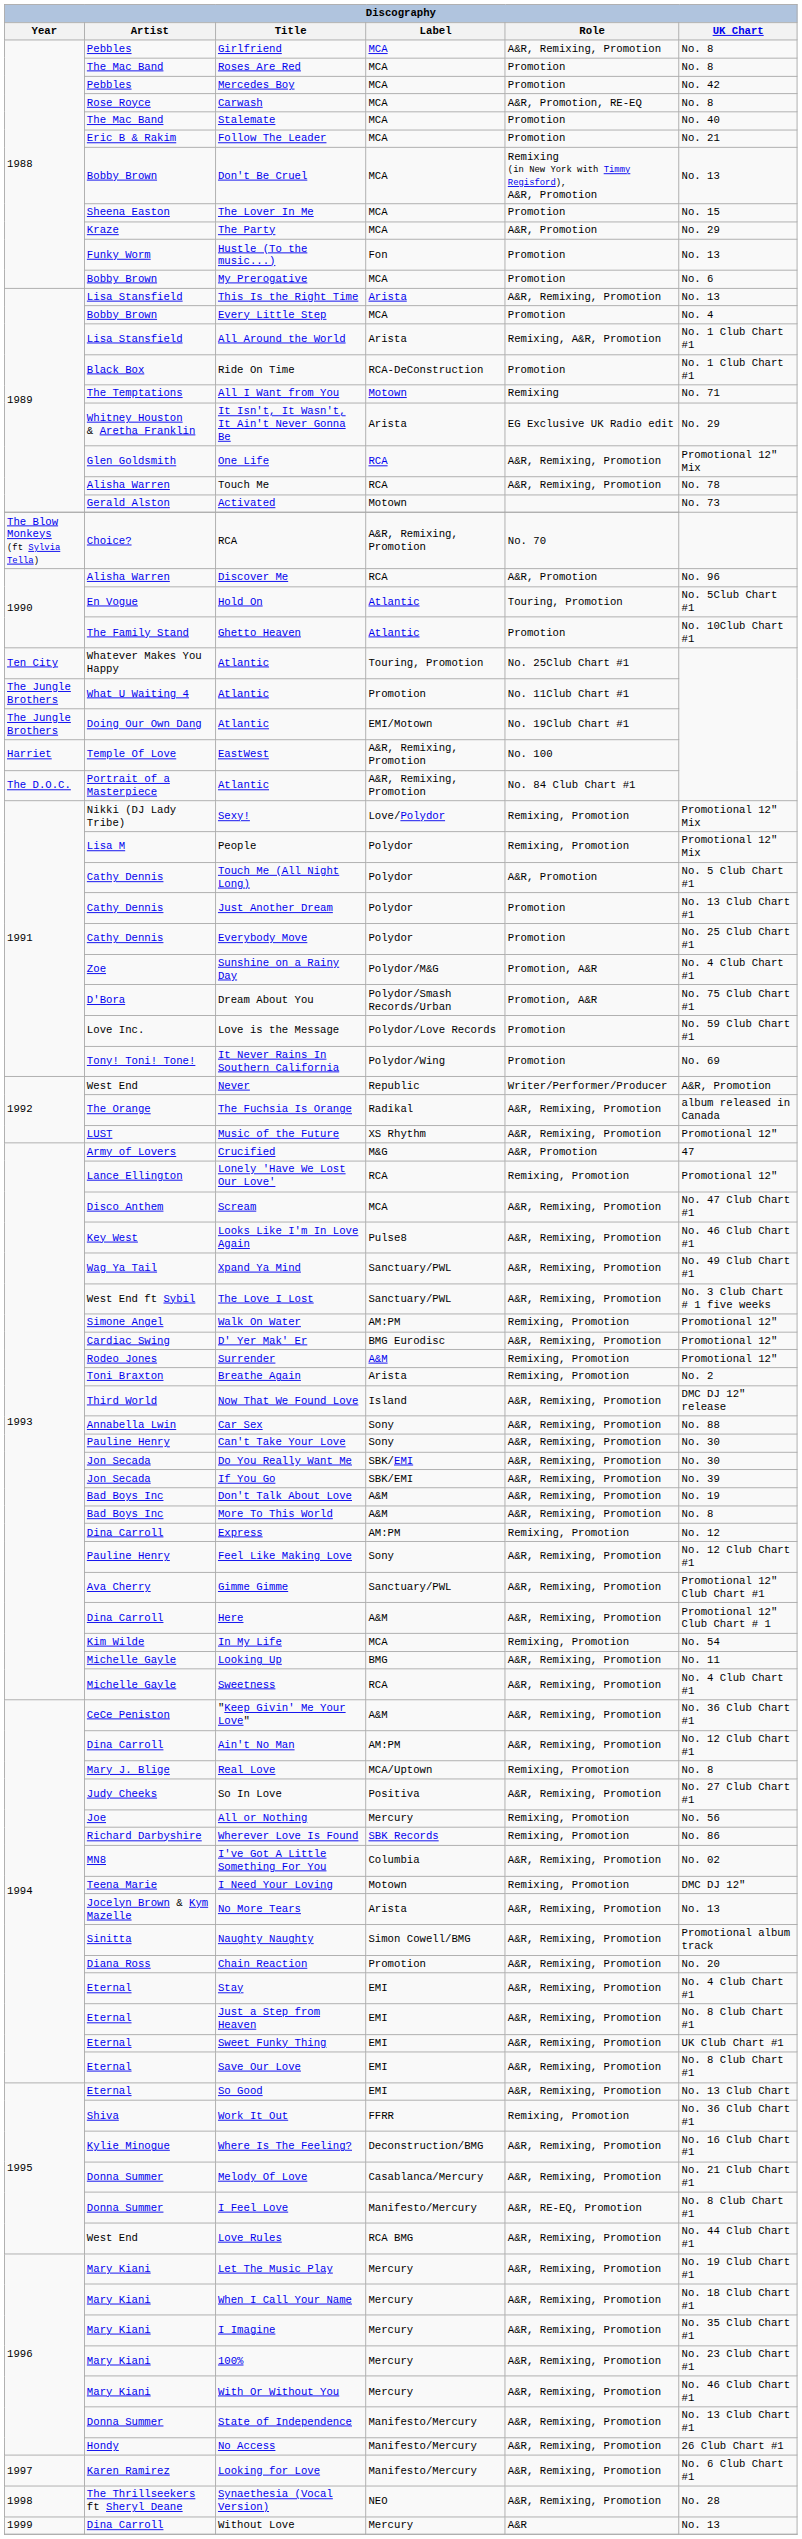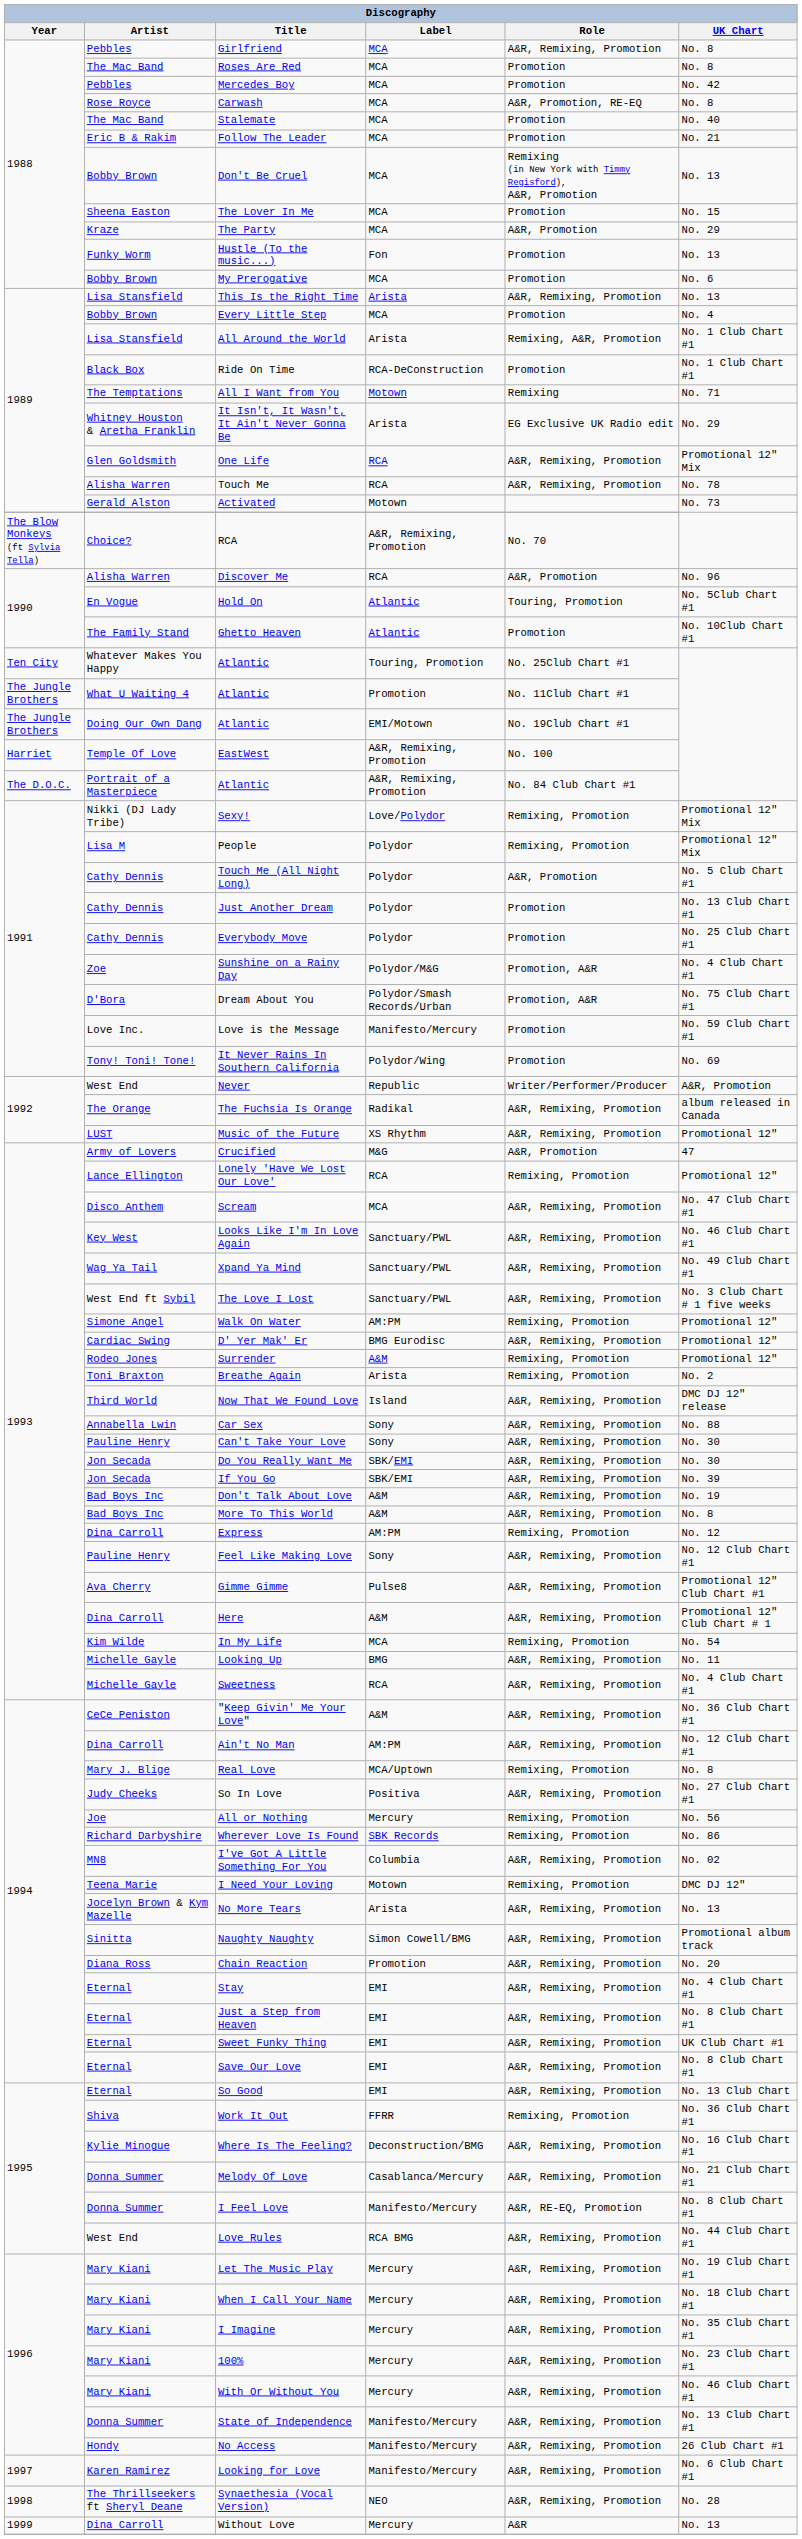(432, 1030) Polydor/Love Records -> (423, 1030) Manifesto/Mercury
(388, 1237) Pulse8 -> (410, 1237) Sanctuary/PWL
(410, 1587) Sanctuary/PWL -> (388, 1587) Pulse8
